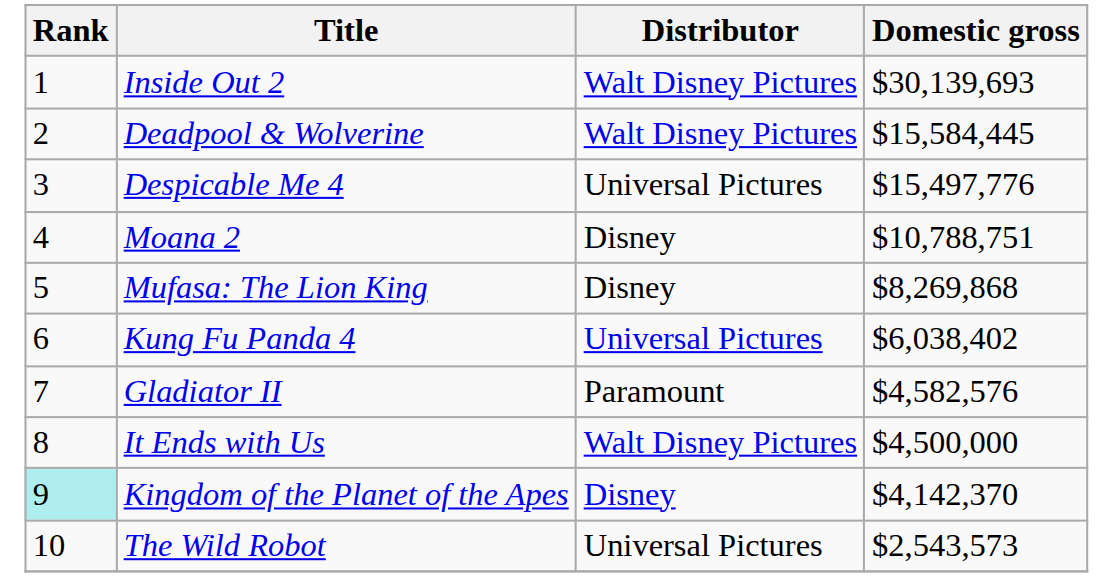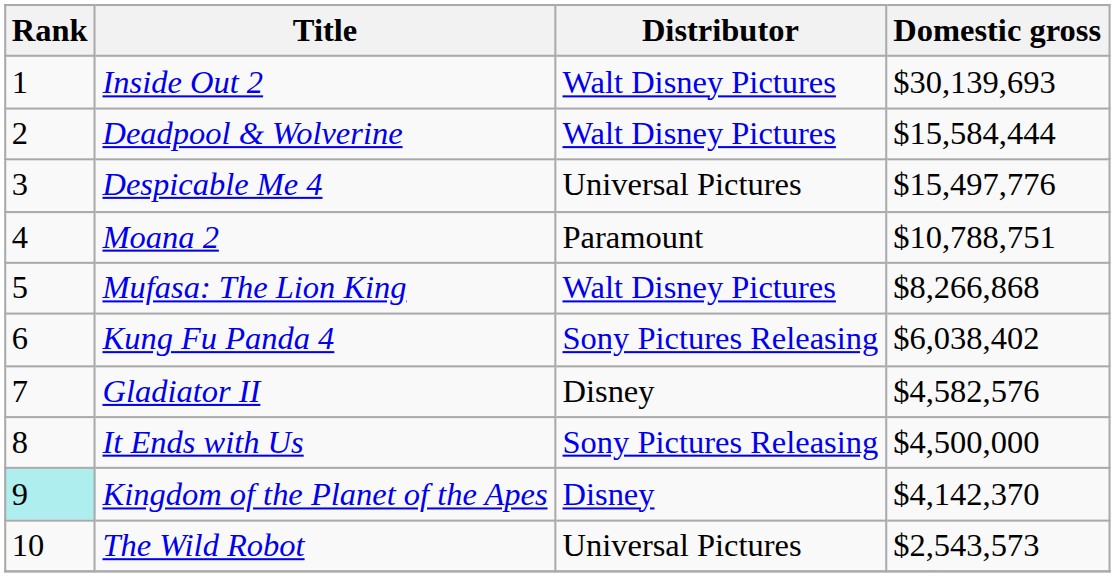(953, 133) $15,584,445 -> (974, 133) $15,584,444
(630, 236) Disney -> (633, 236) Paramount
(630, 287) Disney -> (699, 287) Walt Disney Pictures
(945, 287) $8,269,868 -> (966, 287) $8,266,868
(703, 339) Universal Pictures -> (720, 339) Sony Pictures Releasing
(654, 390) Paramount -> (609, 390) Disney
(720, 442) Walt Disney Pictures -> (720, 442) Sony Pictures Releasing
